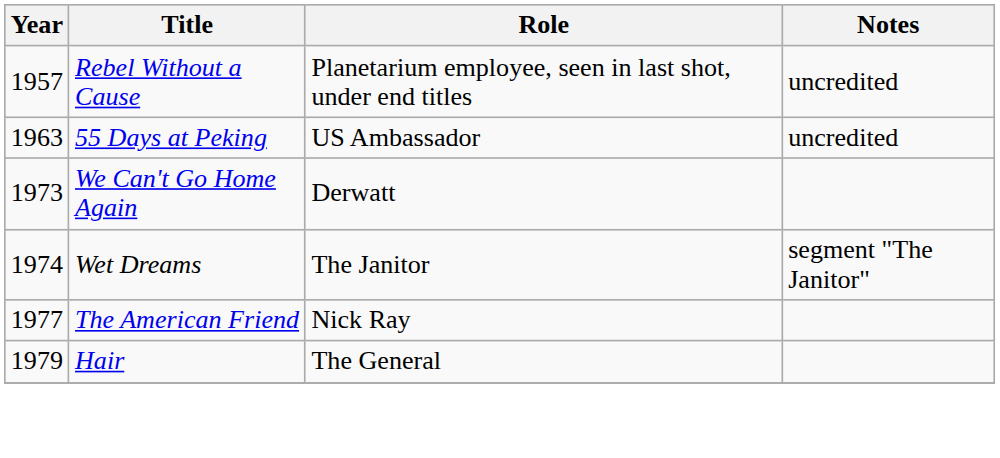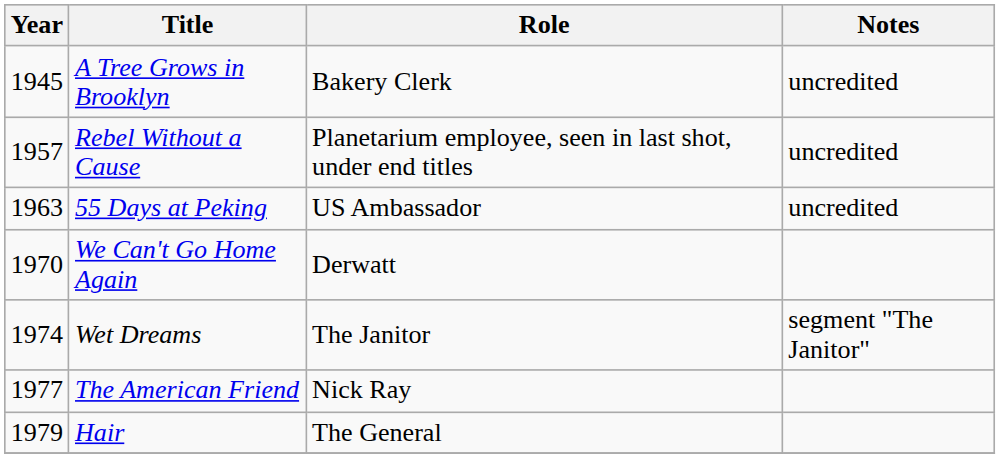+ row: (160, 81)
(37, 193) 1973 -> (37, 263) 1970
